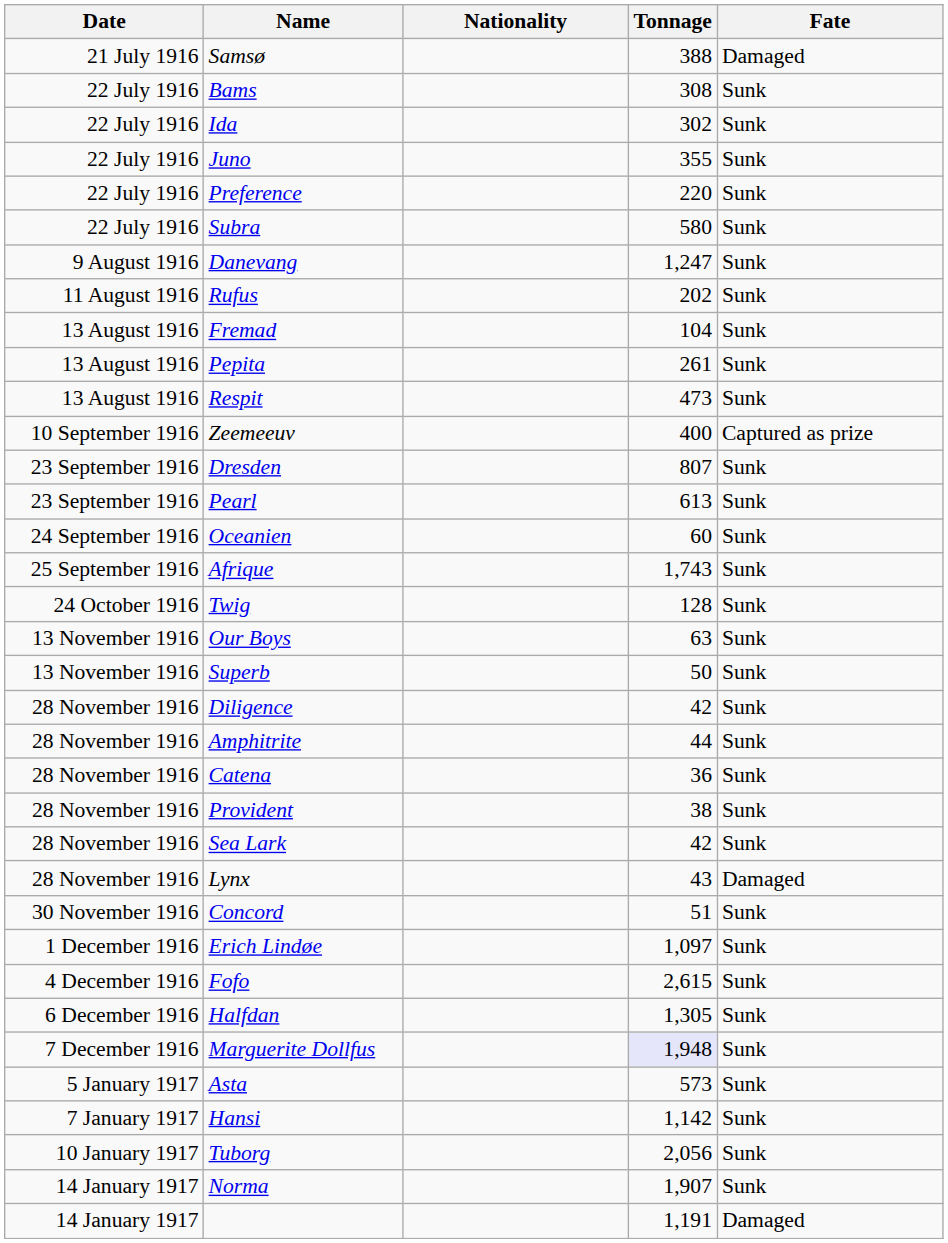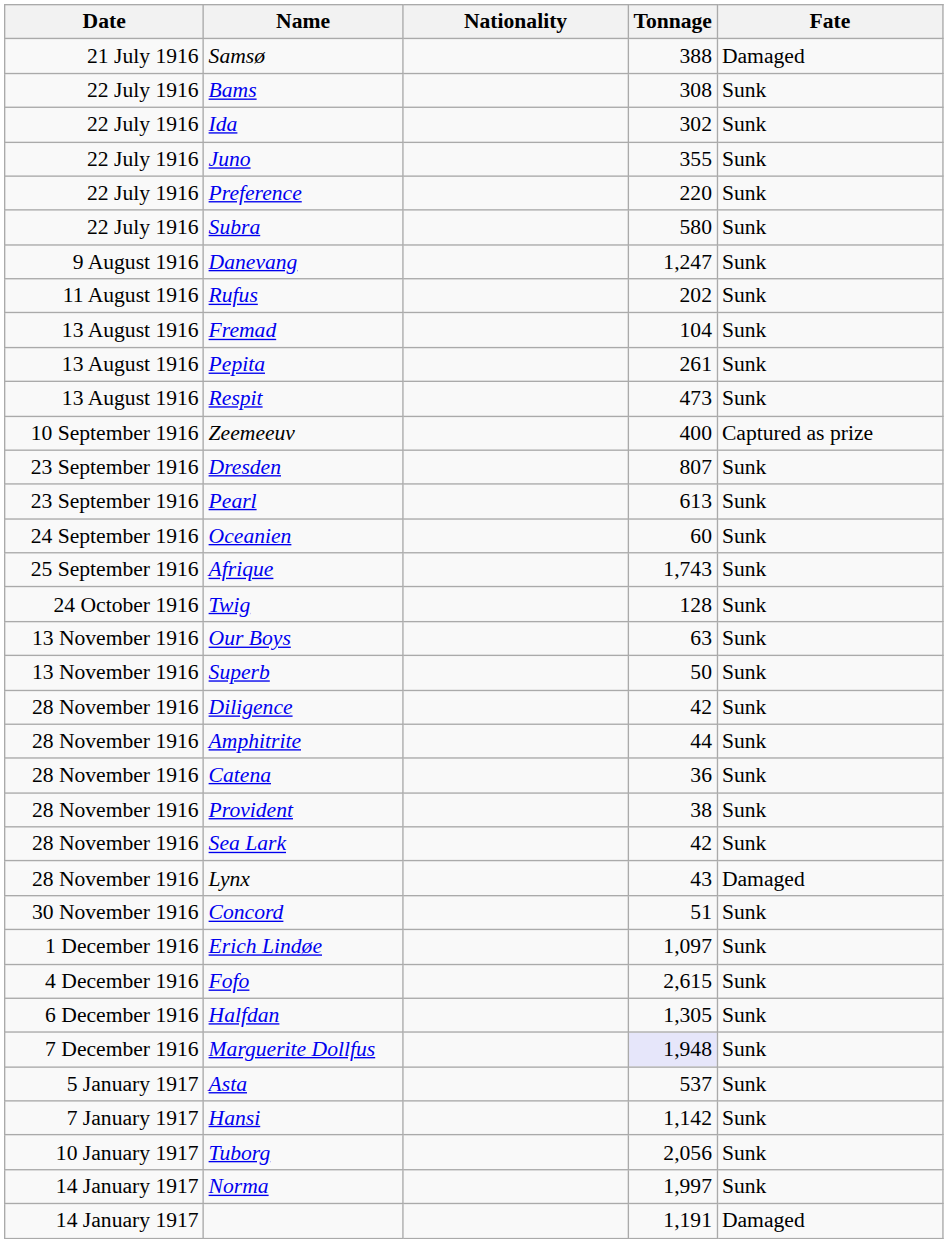(696, 1083) 573 -> (696, 1083) 537
(688, 1186) 1,907 -> (688, 1186) 1,997
